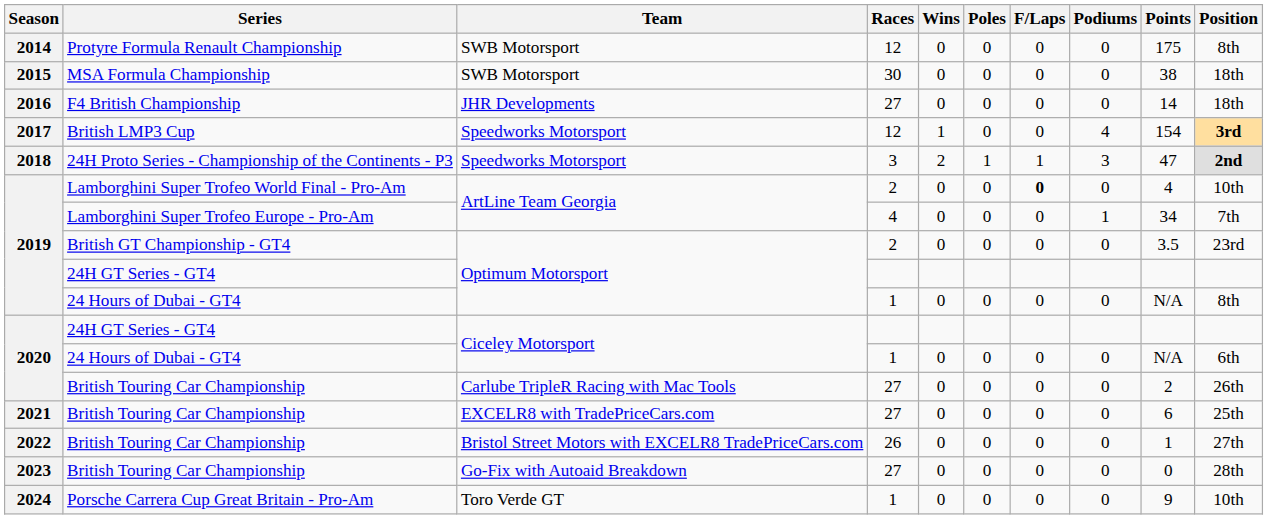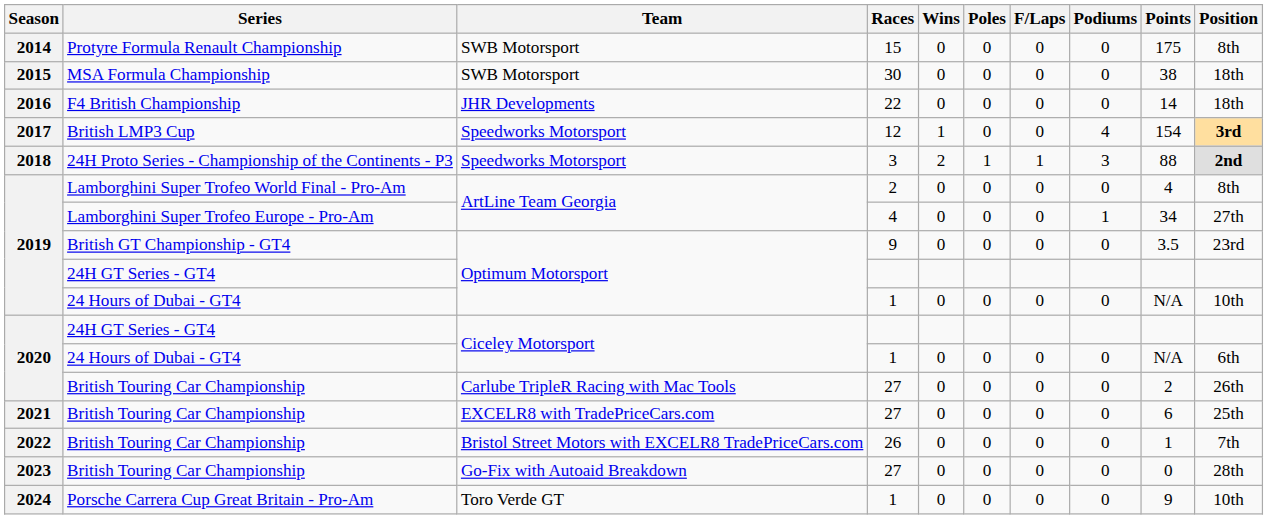(893, 47) 12 -> (893, 47) 15
(893, 103) 27 -> (893, 103) 22
(1168, 160) 47 -> (1168, 160) 88
(1040, 188) bold -> (1040, 188) normal
(1229, 188) 10th -> (1229, 188) 8th
(1229, 216) 7th -> (1229, 216) 27th
(893, 245) 2 -> (893, 245) 9
(1229, 301) 8th -> (1229, 301) 10th
(1229, 442) 27th -> (1229, 442) 7th
